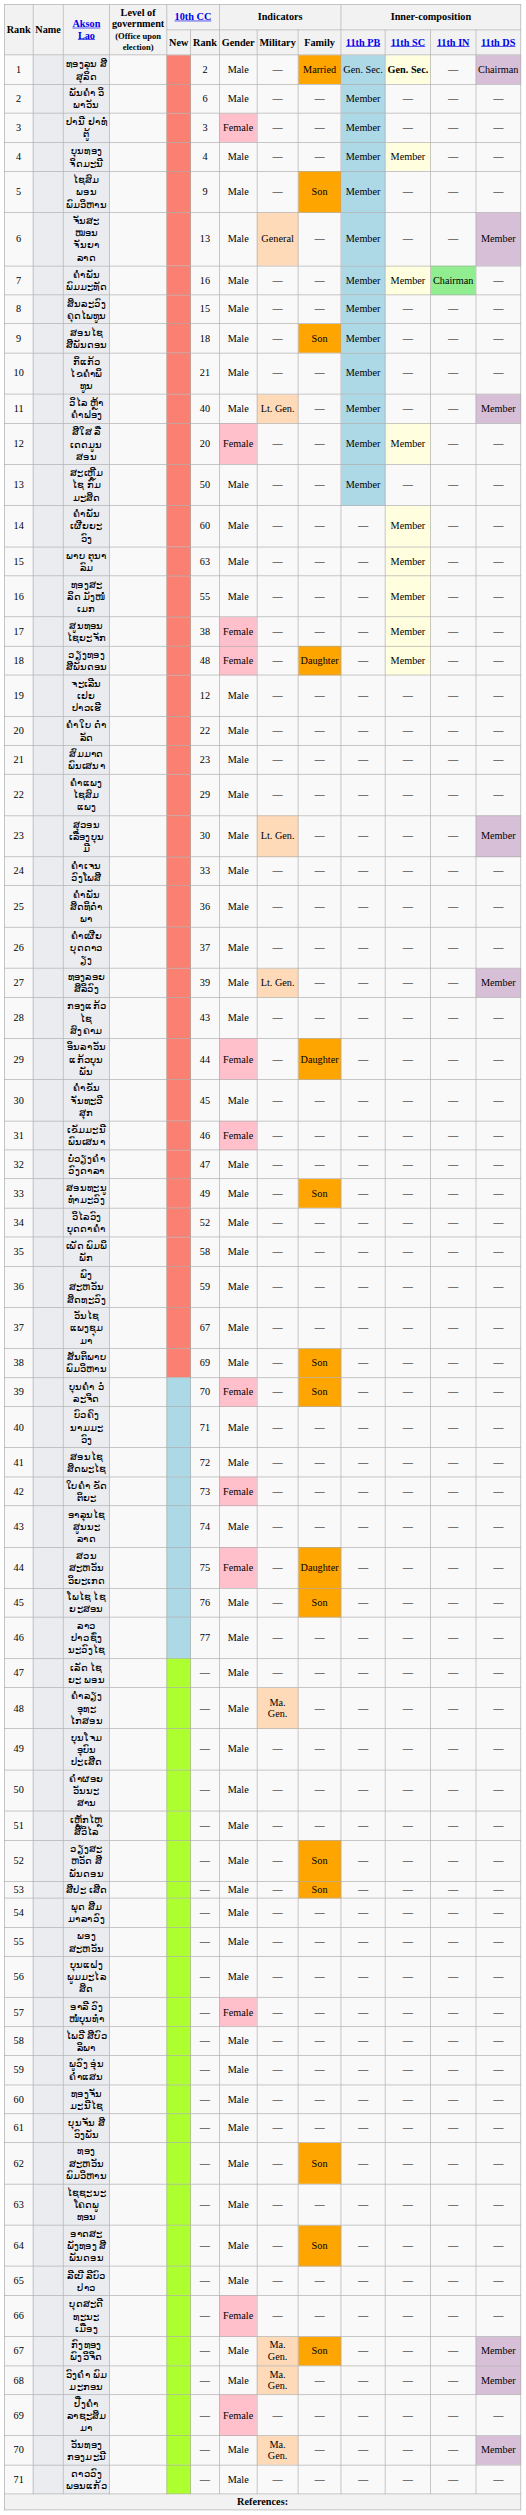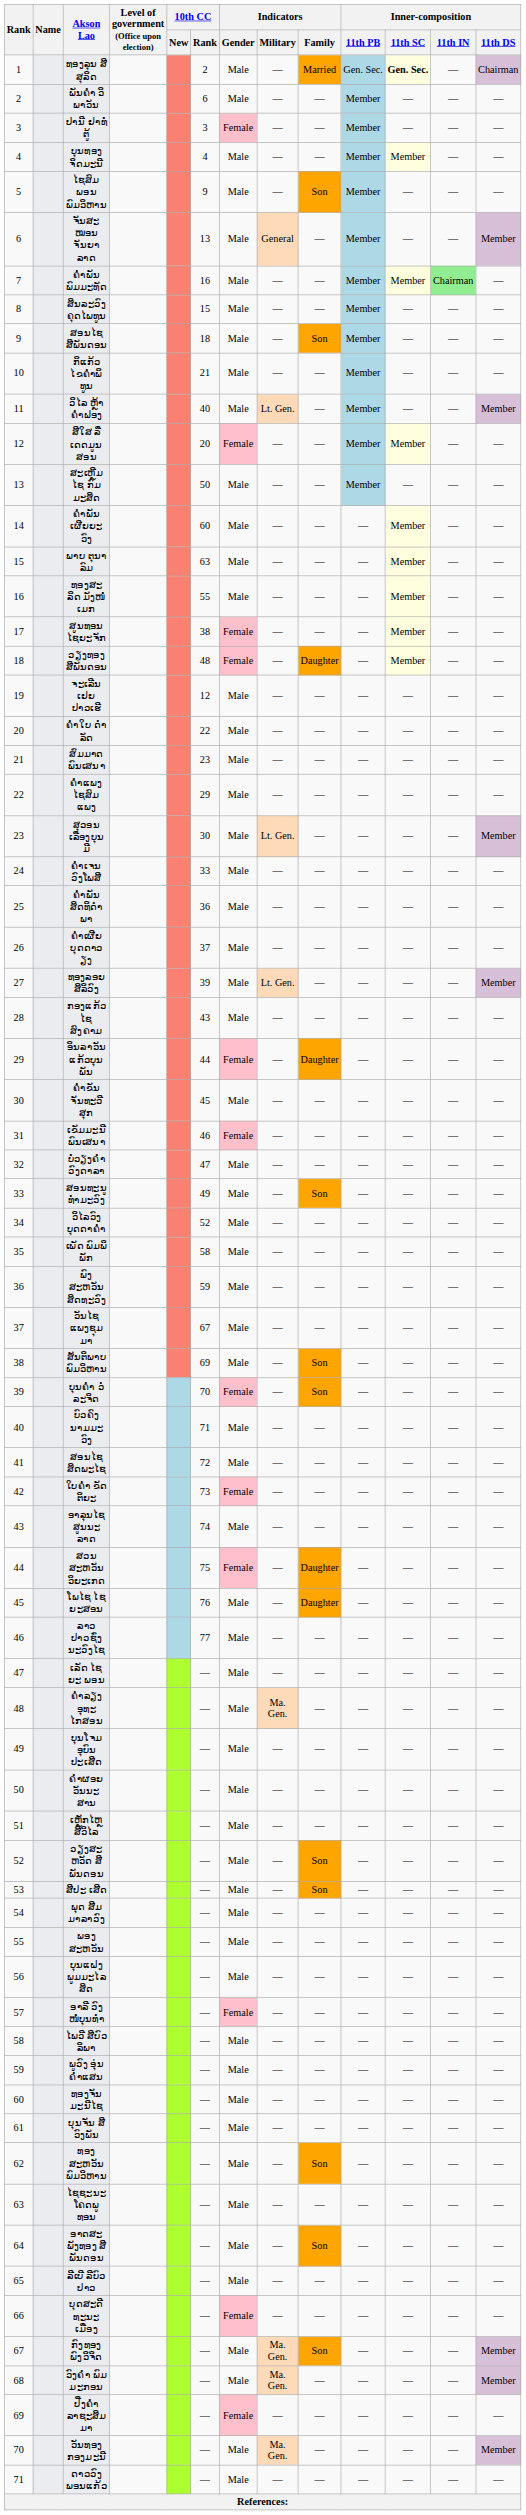(320, 1602) Son -> (320, 1602) Daughter
